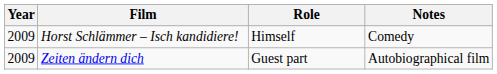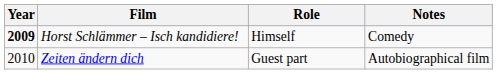(21, 36) normal -> (21, 36) bold
(21, 58) 2009 -> (21, 58) 2010
